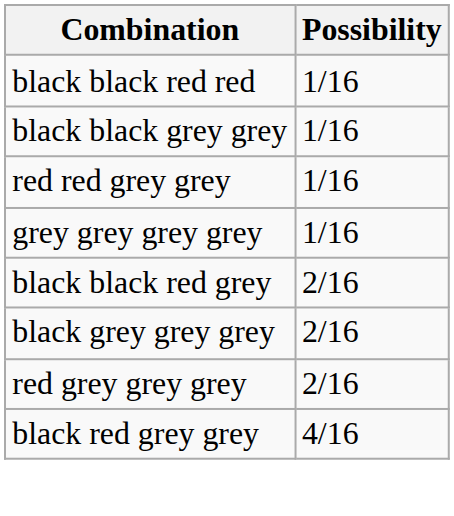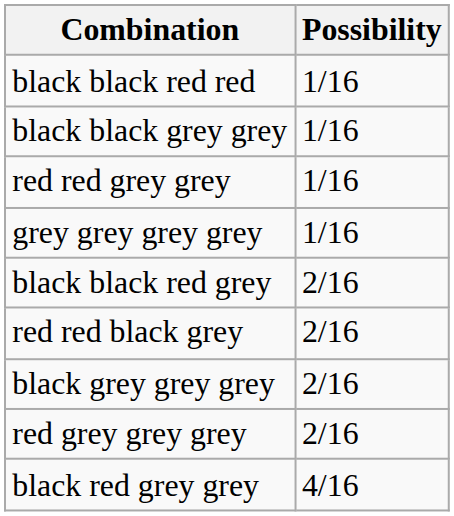+ row: (128, 332)
